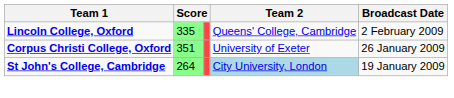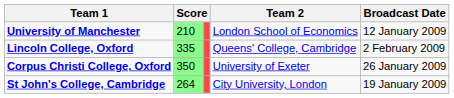+ row: (74, 31)
(186, 48) 351 -> (186, 66) 350
(270, 66) lightblue background -> (270, 84) no background
